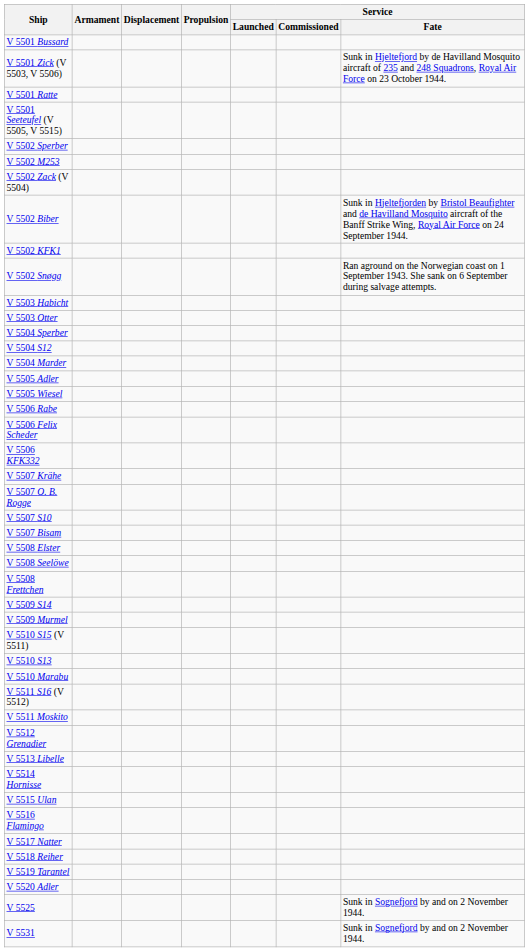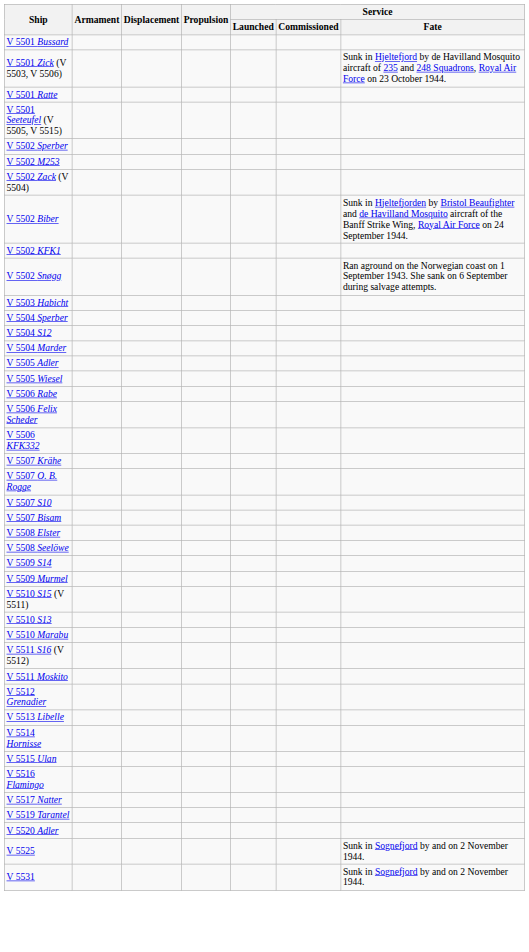- row: (32, 318)
- row: (25, 584)
- row: (35, 856)
